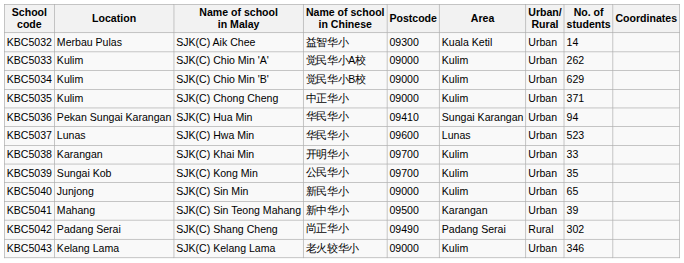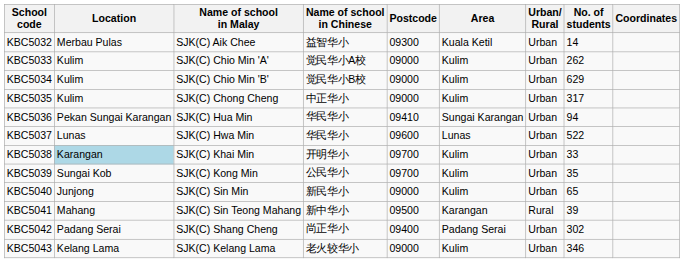(575, 98) 371 -> (575, 98) 317
(575, 136) 523 -> (575, 136) 522
(80, 154) no background -> (80, 154) lightblue background
(543, 211) Urban -> (541, 211) Rural
(404, 229) 09490 -> (404, 229) 09400
(541, 229) Rural -> (543, 229) Urban
